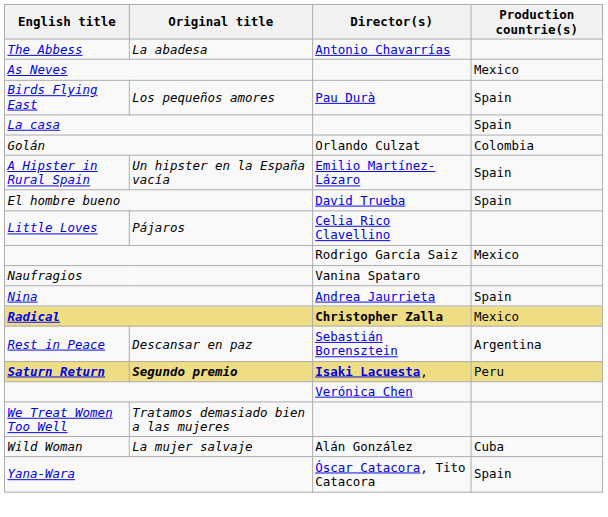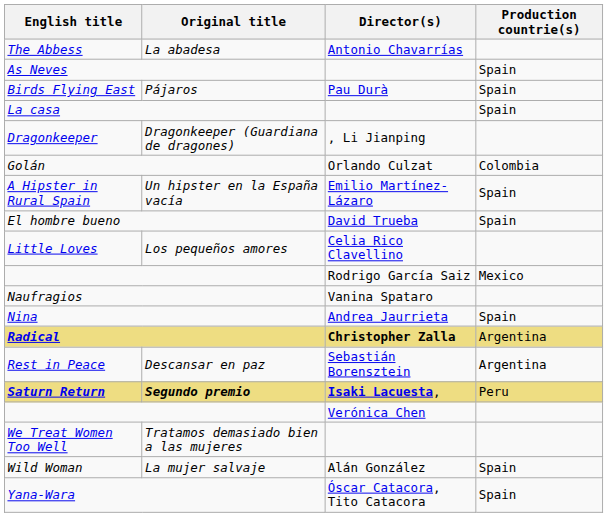(497, 70) Mexico -> (498, 70) Spain
(204, 97) Los pequeños amores -> (171, 90) Pájaros
+ row: (53, 138)
(159, 228) Pájaros -> (217, 248) Los pequeños amores
(497, 316) Mexico -> (513, 337) Argentina
(489, 447) Cuba -> (498, 467) Spain
